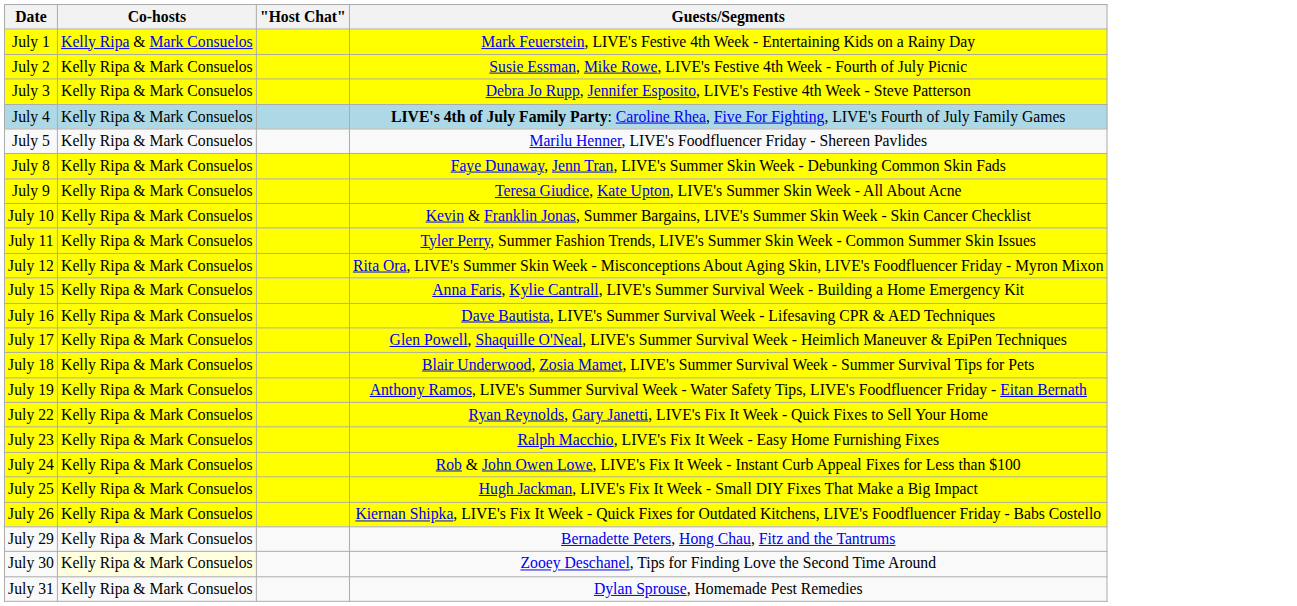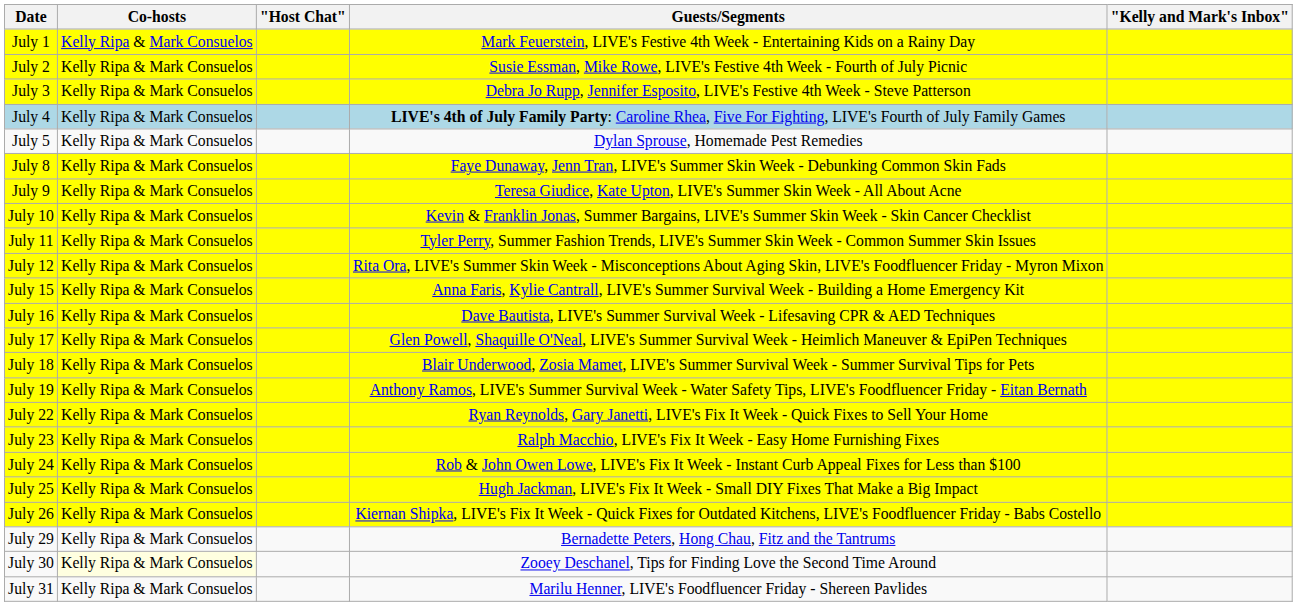+ column: (1200, 16)
(728, 141) Marilu Henner, LIVE's Foodfluencer Friday - Shereen Pavlides -> (728, 141) Dylan Sprouse, Homemade Pest Remedies
(728, 588) Dylan Sprouse, Homemade Pest Remedies -> (728, 588) Marilu Henner, LIVE's Foodfluencer Friday - Shereen Pavlides
